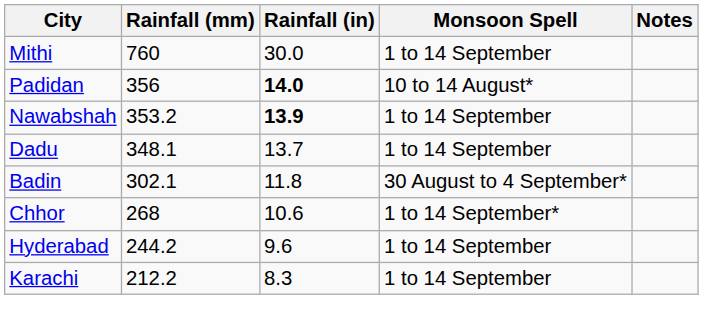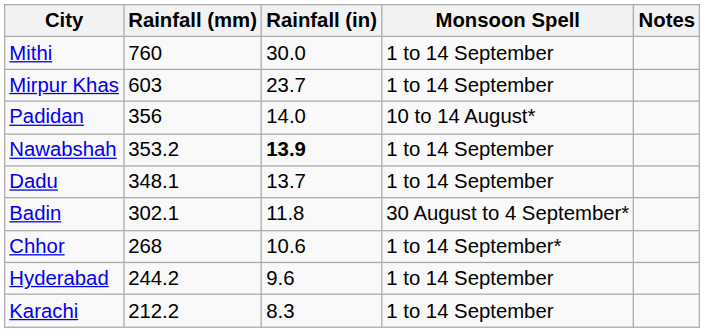+ row: (64, 85)
(284, 85) bold -> (286, 117) normal
